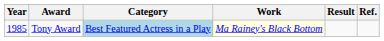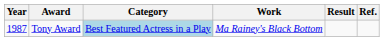(17, 28) 1985 -> (17, 28) 1987
(269, 28) lightyellow background -> (269, 28) no background
